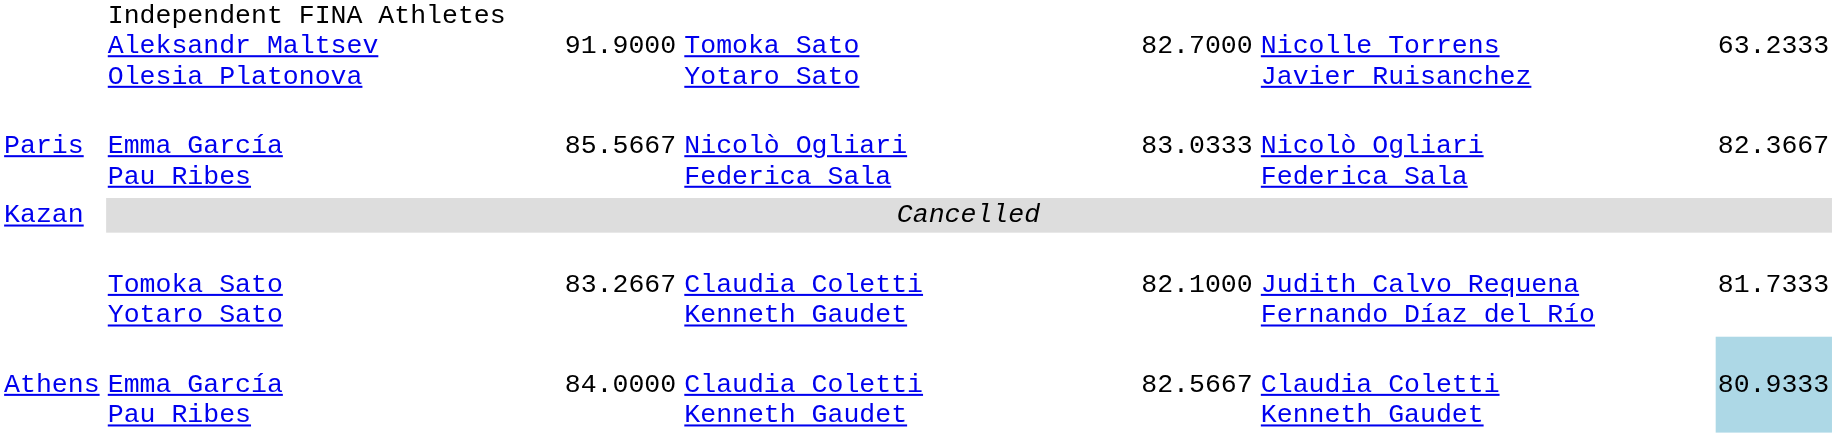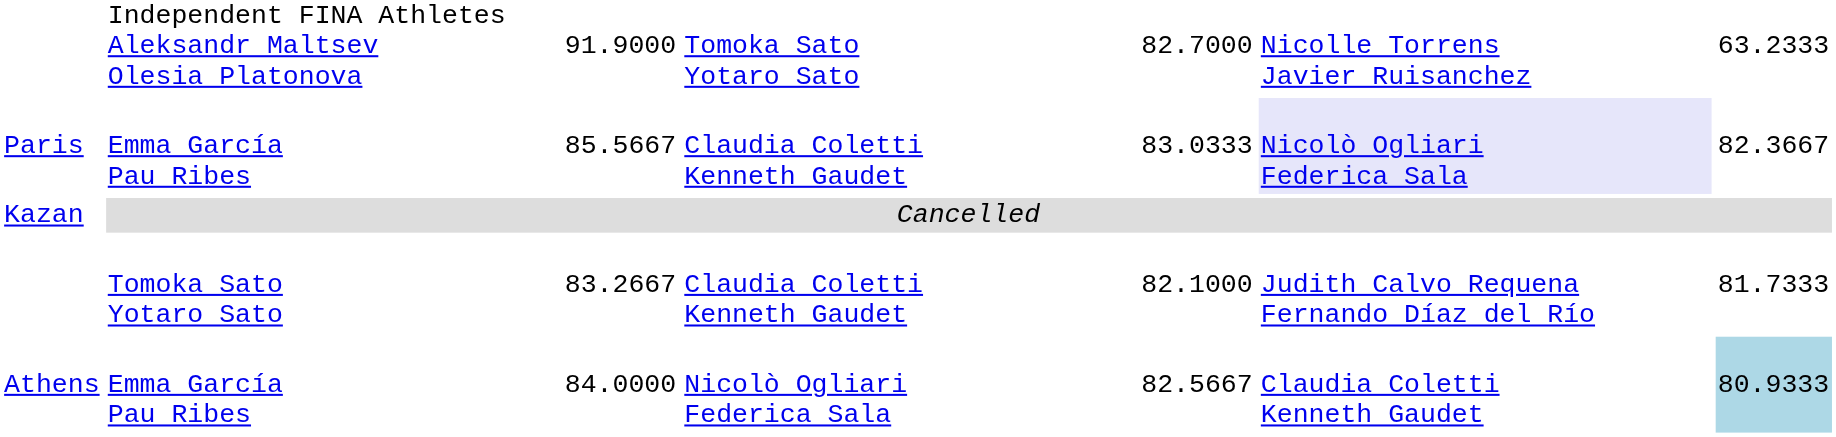(796, 161) Nicolò Ogliari Federica Sala -> (804, 161) Claudia Coletti Kenneth Gaudet
(1372, 161) no background -> (1372, 161) lavender background
(804, 400) Claudia Coletti Kenneth Gaudet -> (796, 400) Nicolò Ogliari Federica Sala
